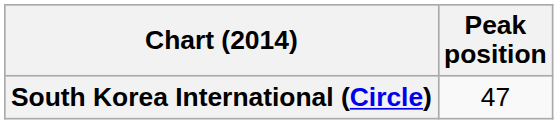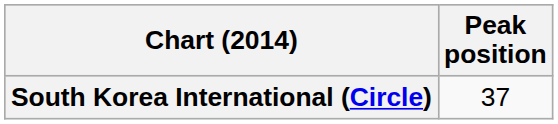(495, 97) 47 -> (495, 97) 37
